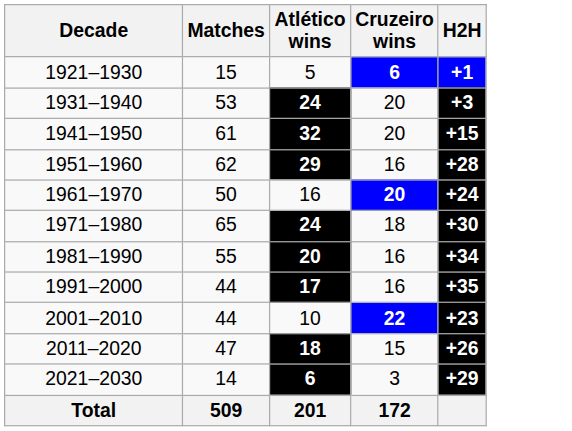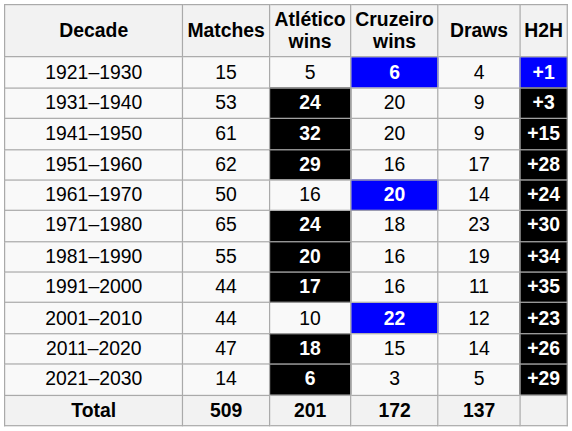+ column: (479, 30)
